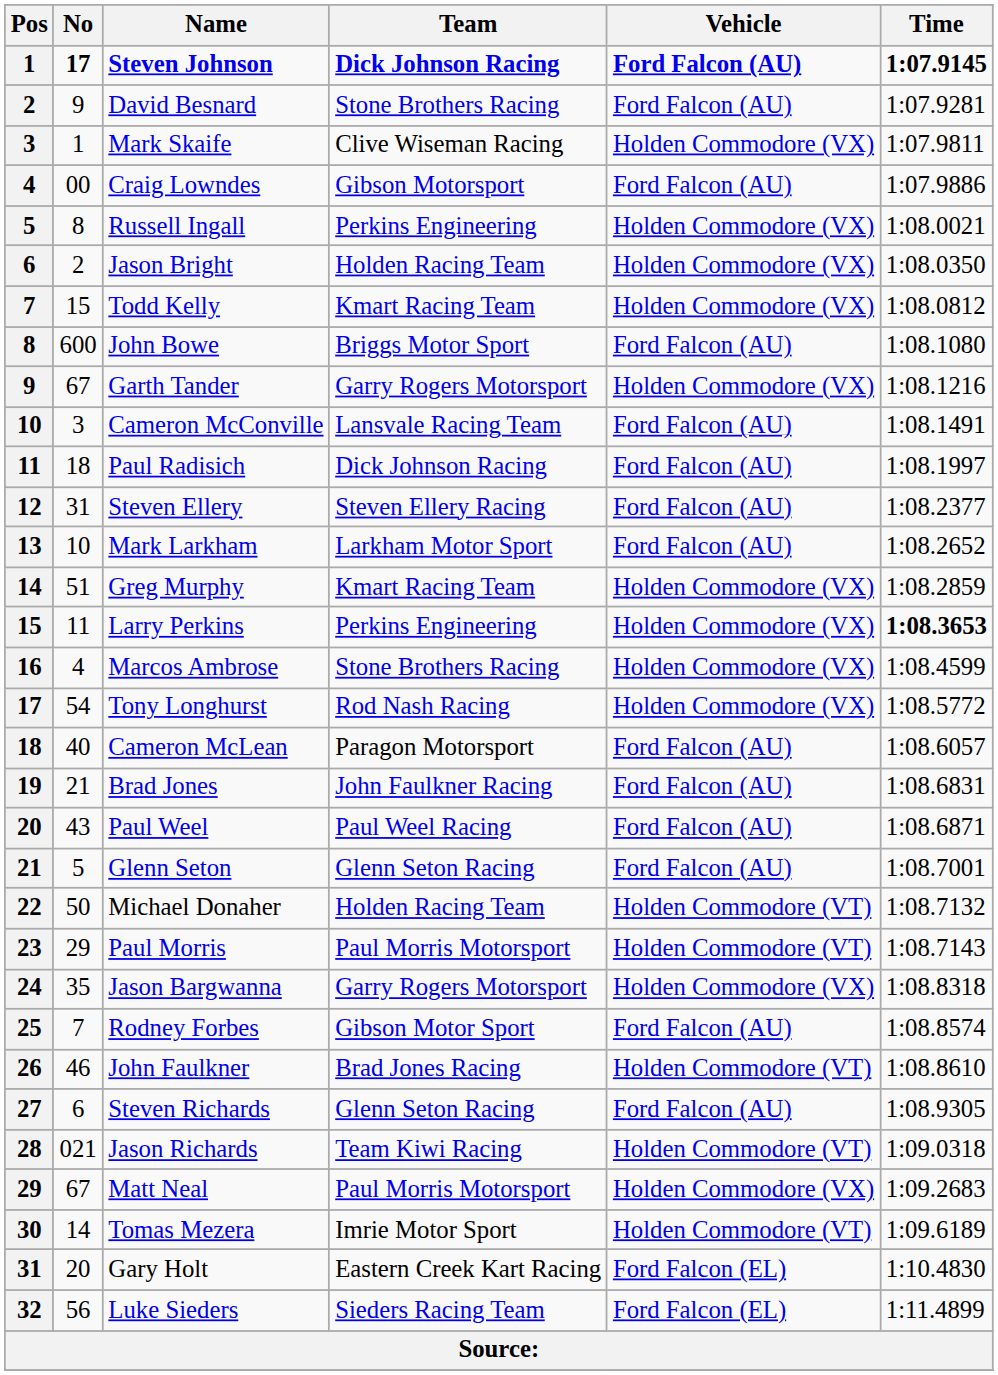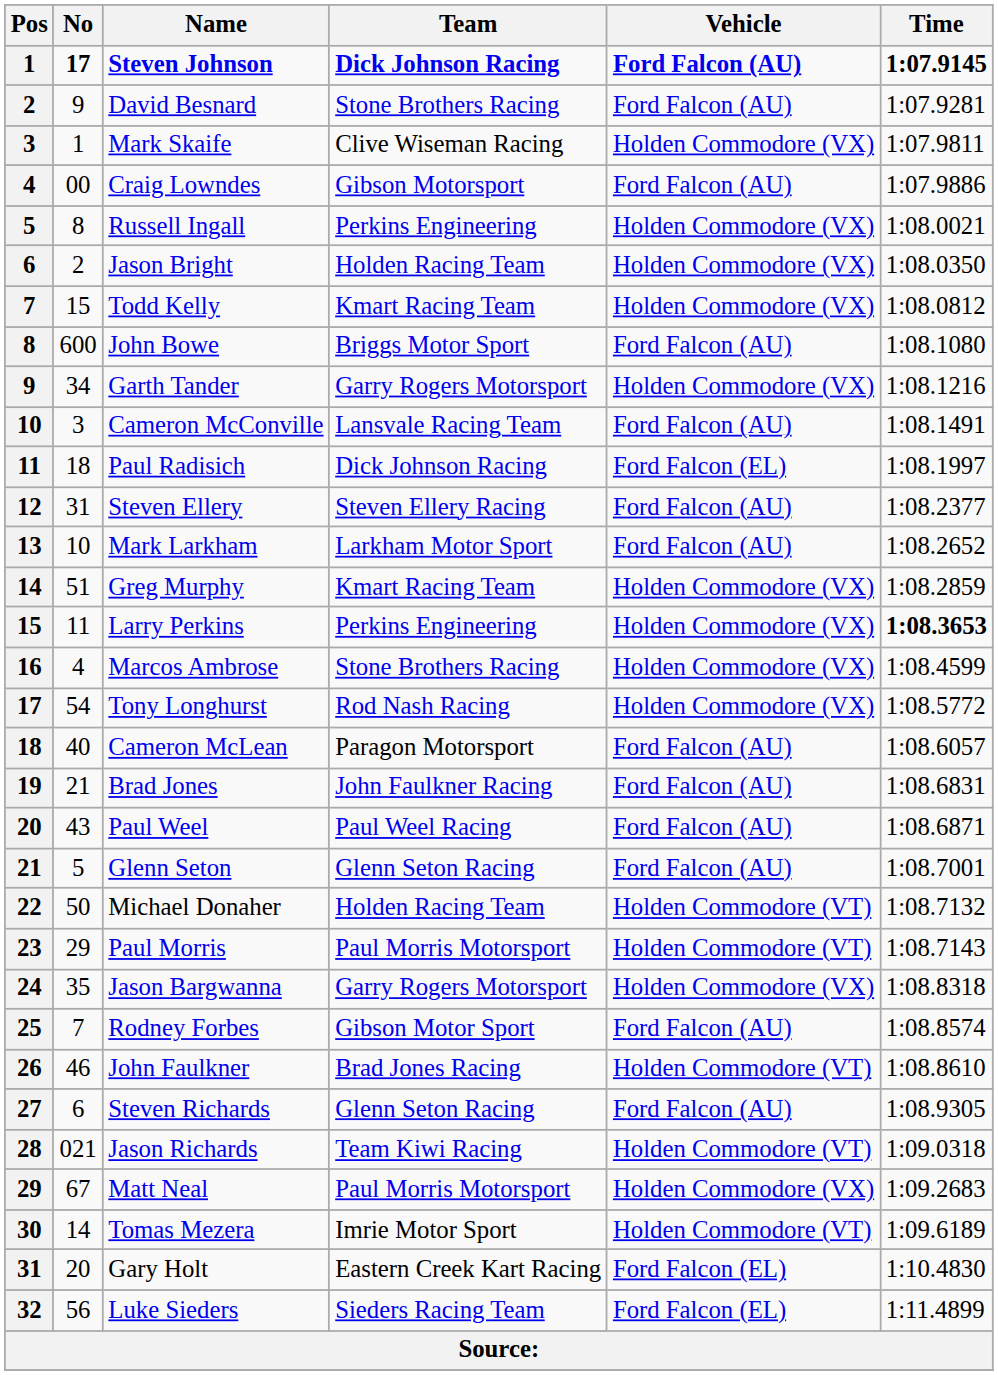(78, 385) 67 -> (78, 385) 34
(702, 466) Ford Falcon (AU) -> (700, 466) Ford Falcon (EL)
